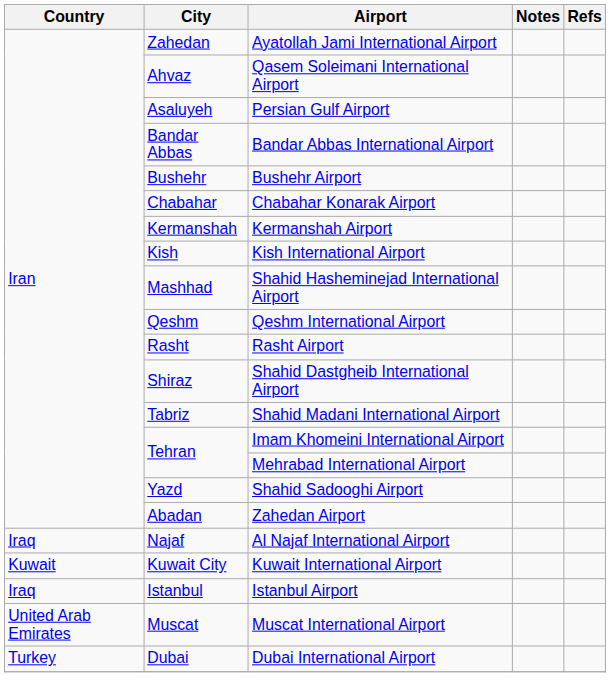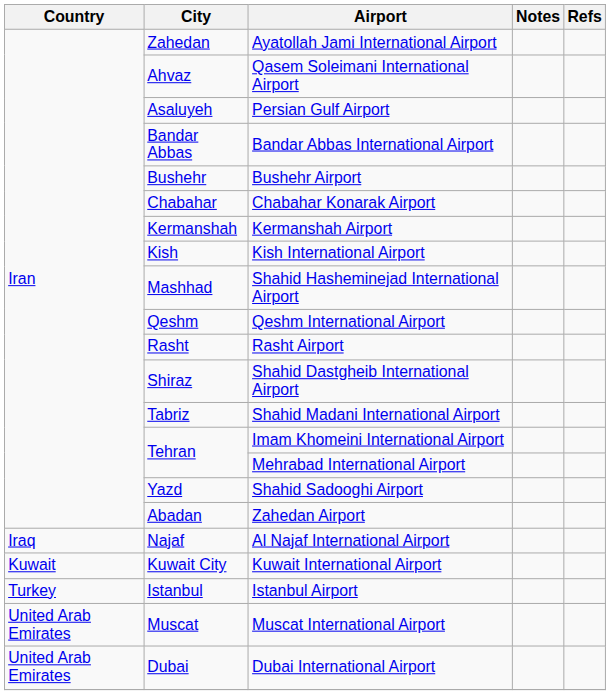(22, 590) Iraq -> (32, 590) Turkey
(32, 658) Turkey -> (50, 667) United Arab Emirates
